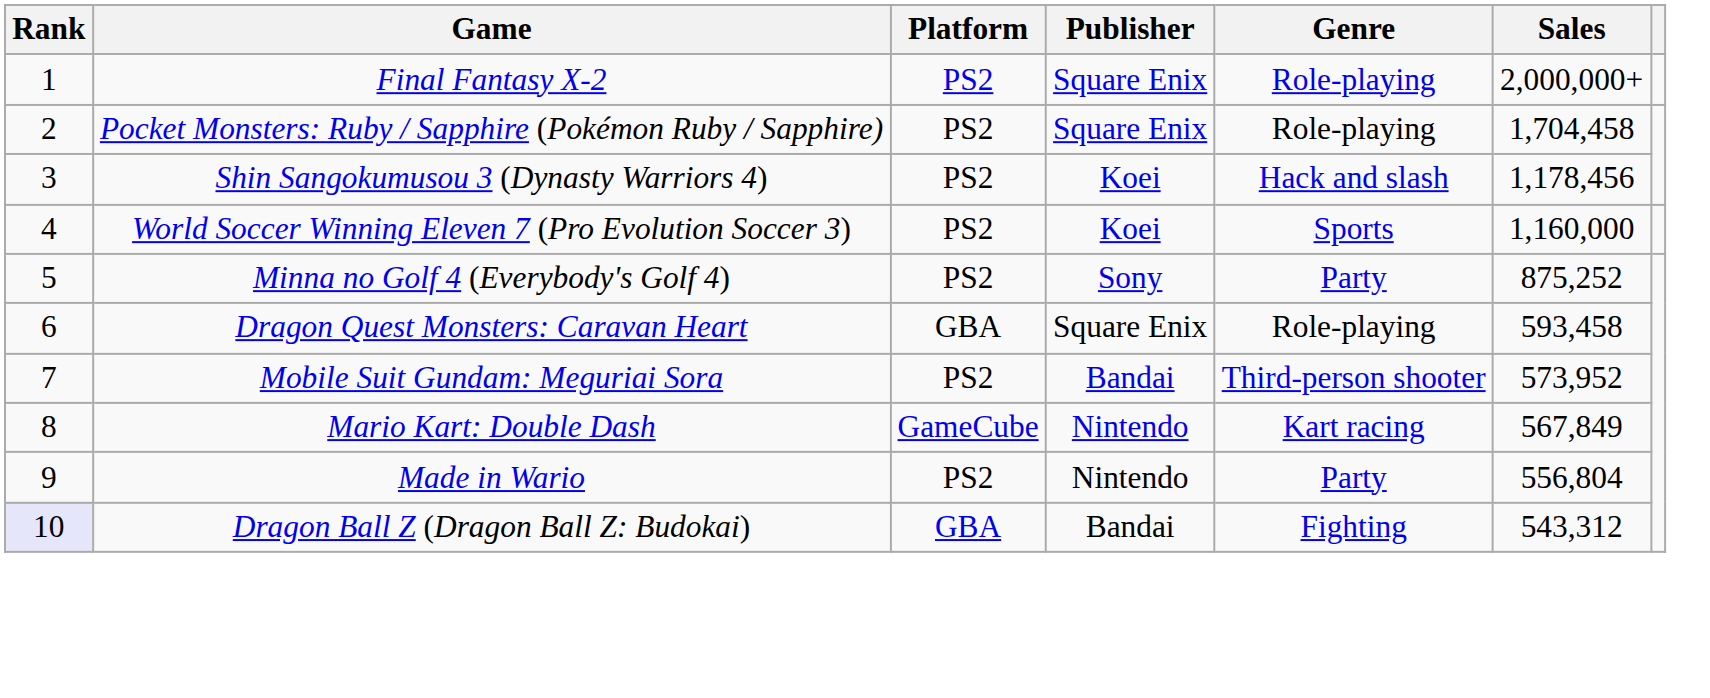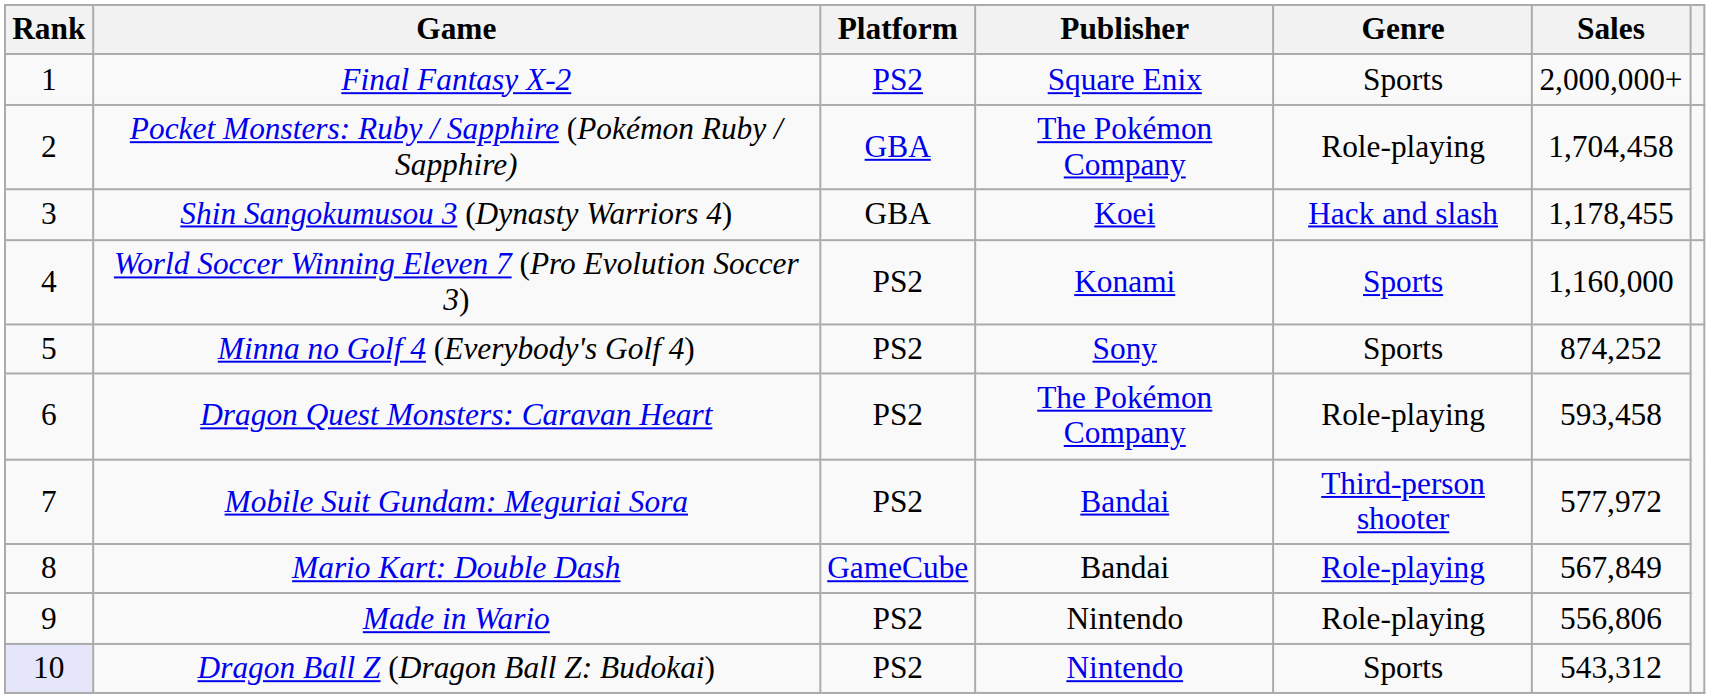(1354, 79) Role-playing -> (1403, 79) Sports
(968, 128) PS2 -> (898, 146) GBA
(1130, 128) Square Enix -> (1125, 146) The Pokémon Company
(968, 178) PS2 -> (898, 213) GBA
(1572, 178) 1,178,456 -> (1611, 213) 1,178,455
(1130, 228) Koei -> (1125, 281) Konami
(1354, 278) Party -> (1403, 348) Sports
(1572, 278) 875,252 -> (1611, 348) 874,252
(968, 327) GBA -> (898, 415) PS2
(1130, 327) Square Enix -> (1125, 415) The Pokémon Company
(1572, 377) 573,952 -> (1611, 500) 577,972
(1130, 427) Nintendo -> (1125, 568) Bandai
(1354, 427) Kart racing -> (1403, 568) Role-playing
(1354, 476) Party -> (1403, 618) Role-playing
(1572, 476) 556,804 -> (1611, 618) 556,806
(968, 526) GBA -> (898, 667) PS2
(1130, 526) Bandai -> (1125, 667) Nintendo
(1354, 526) Fighting -> (1403, 667) Sports
